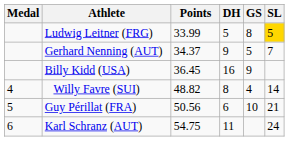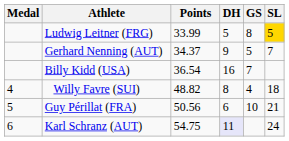(187, 70) 36.45 -> (187, 70) 36.54
(249, 70) 9 -> (249, 70) 7
(273, 88) 14 -> (273, 88) 18
(228, 126) no background -> (228, 126) lavender background
